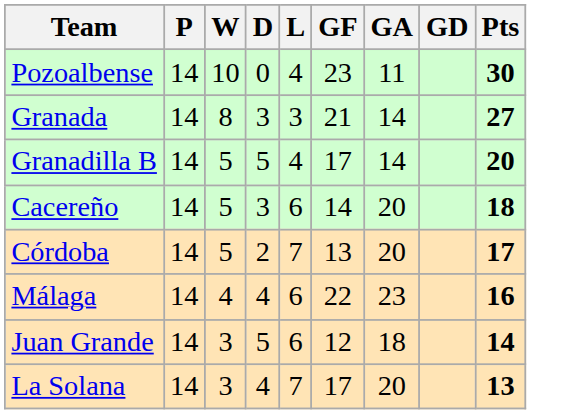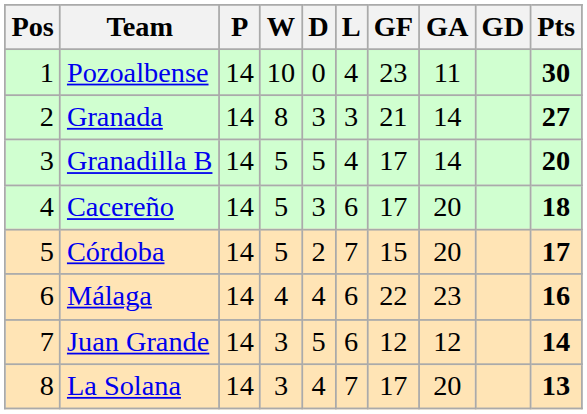+ column: (33, 26)
(338, 206) 14 -> (393, 206) 17
(338, 251) 13 -> (393, 251) 15
(392, 341) 18 -> (447, 341) 12
